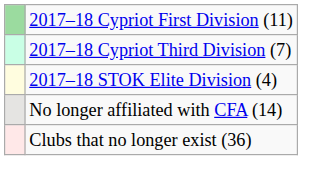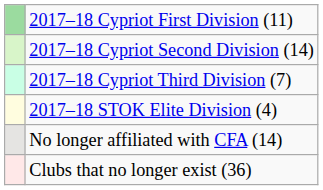+ row: (172, 49)
